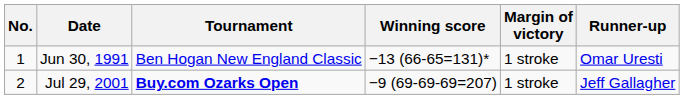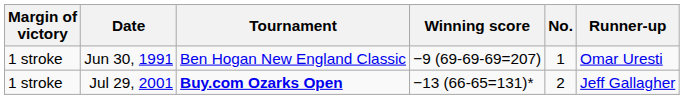columns swapped: (20, 25) <-> (538, 25)
(429, 58) −13 (66-65=131)* -> (477, 58) −9 (69-69-69=207)
(433, 83) −9 (69-69-69=207) -> (473, 83) −13 (66-65=131)*
